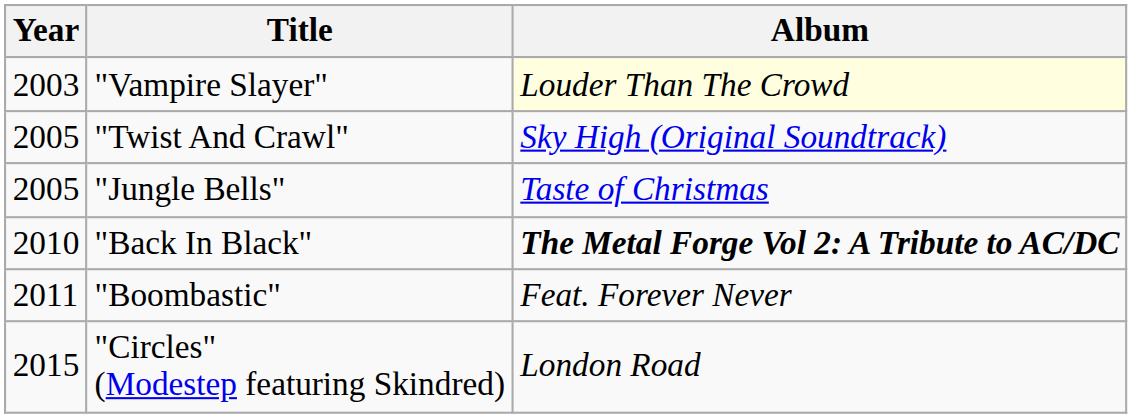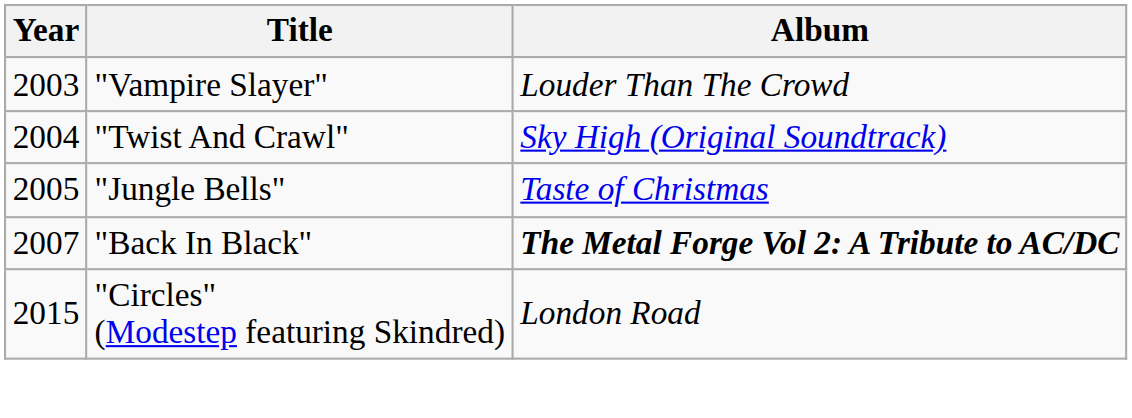(685, 83) lightyellow background -> (685, 83) no background
(46, 136) 2005 -> (46, 136) 2004
(46, 242) 2010 -> (46, 242) 2007
- row: (188, 294)
